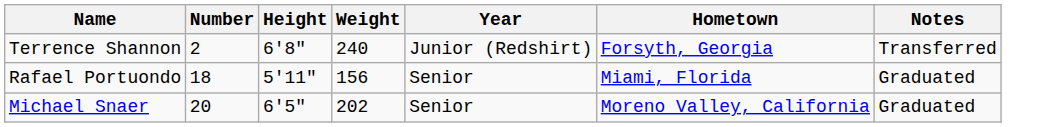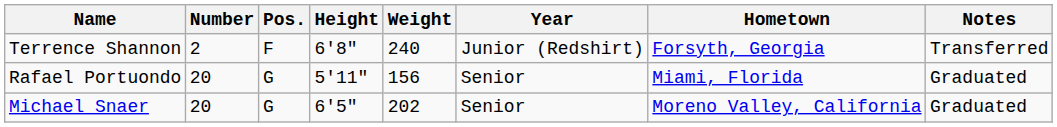+ column: (284, 19)
(201, 78) 18 -> (201, 78) 20
